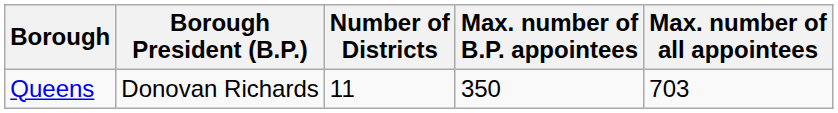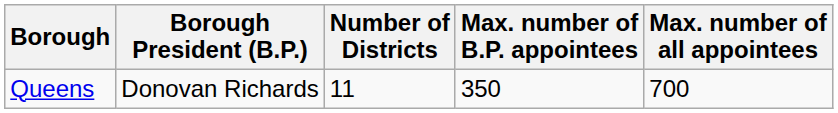(669, 88) 703 -> (669, 88) 700
